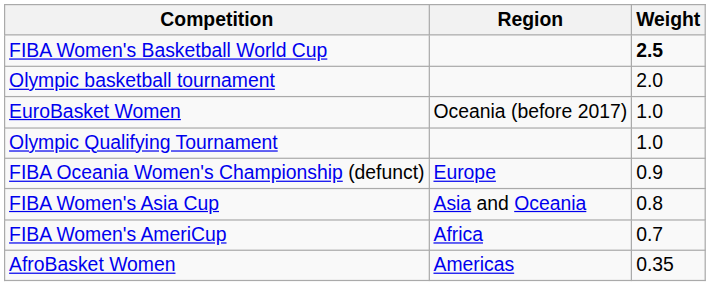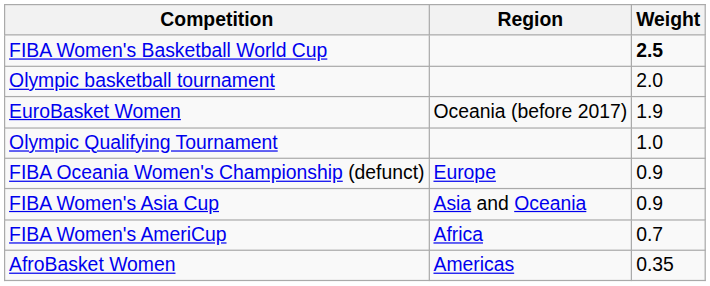(650, 111) 1.0 -> (650, 111) 1.9
(650, 204) 0.8 -> (650, 204) 0.9
